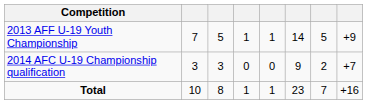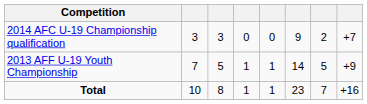rows swapped: (60, 36) <-> (82, 66)
